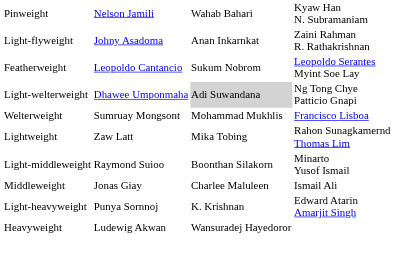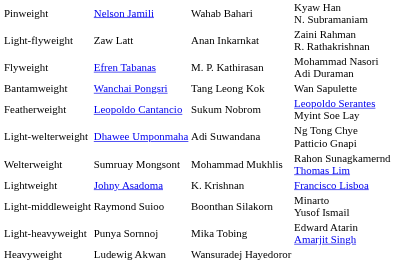(128, 40) Johny Asadoma -> (114, 40) Zaw Latt
+ row: (26, 67)
+ row: (36, 88)
(226, 95) lightgrey background -> (226, 137) no background
(331, 116) Francisco Lisboa -> (342, 164) Rahon Sunagkamernd Thomas Lim
(114, 137) Zaw Latt -> (128, 185) Johny Asadoma
(219, 137) Mika Tobing -> (218, 185) K. Krishnan
(342, 137) Rahon Sunagkamernd Thomas Lim -> (331, 185) Francisco Lisboa
- row: (35, 185)
(218, 206) K. Krishnan -> (219, 233) Mika Tobing
